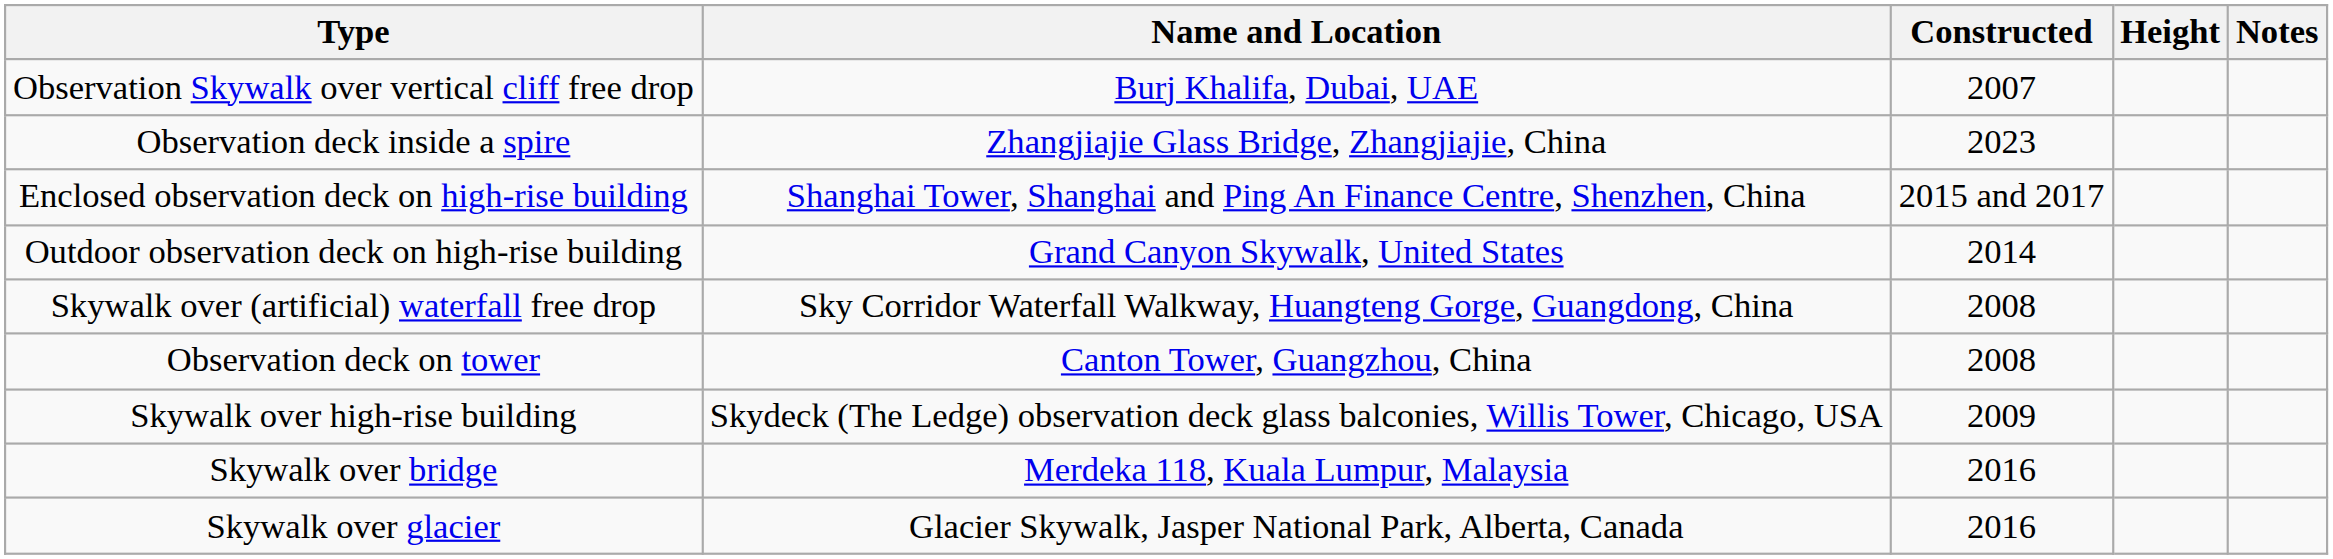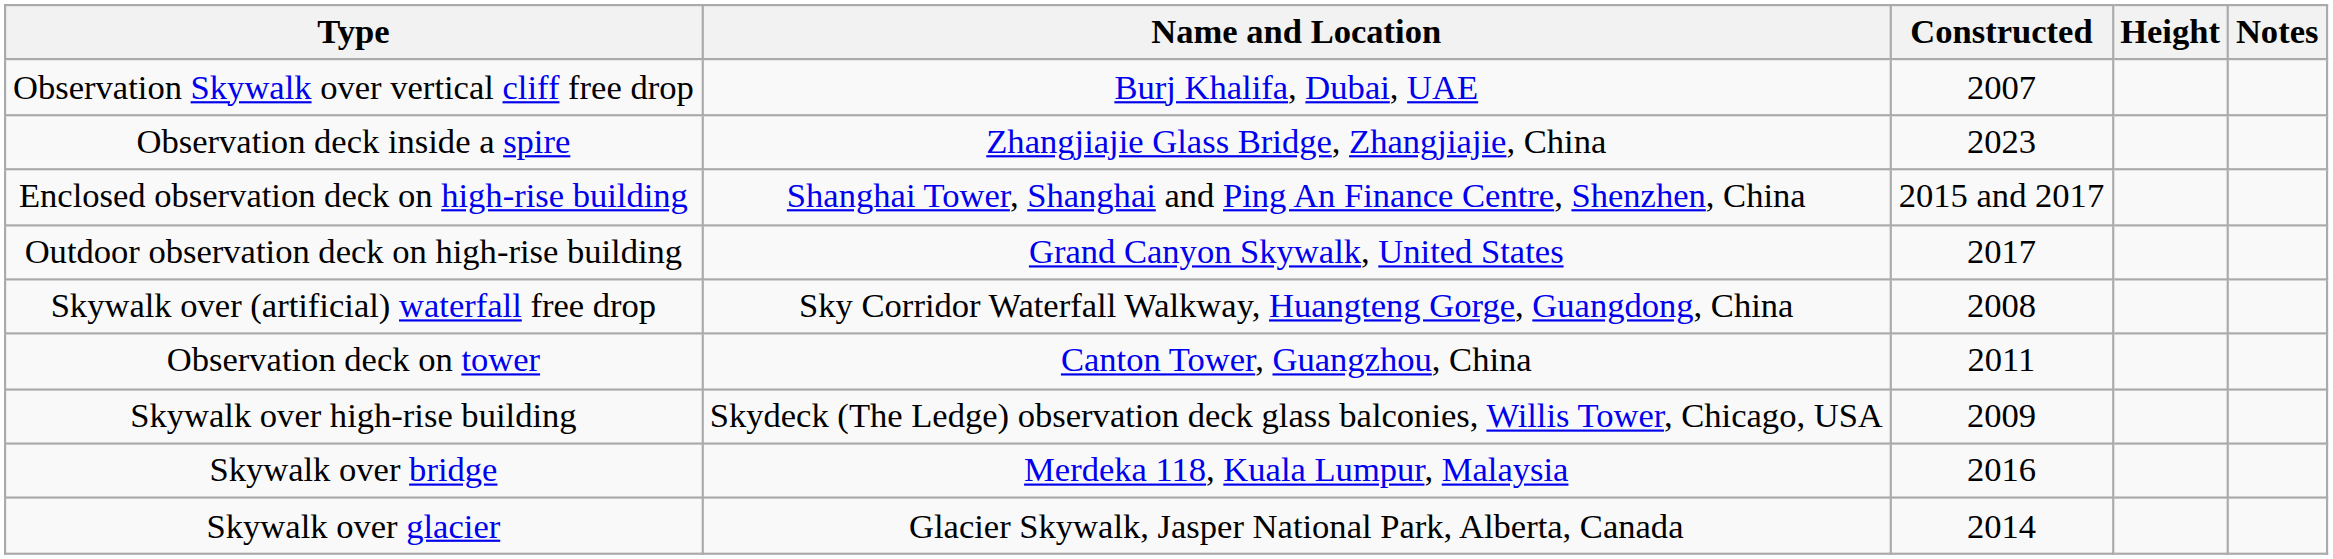(2001, 251) 2014 -> (2001, 251) 2017
(2001, 360) 2008 -> (2001, 360) 2011
(2001, 525) 2016 -> (2001, 525) 2014
